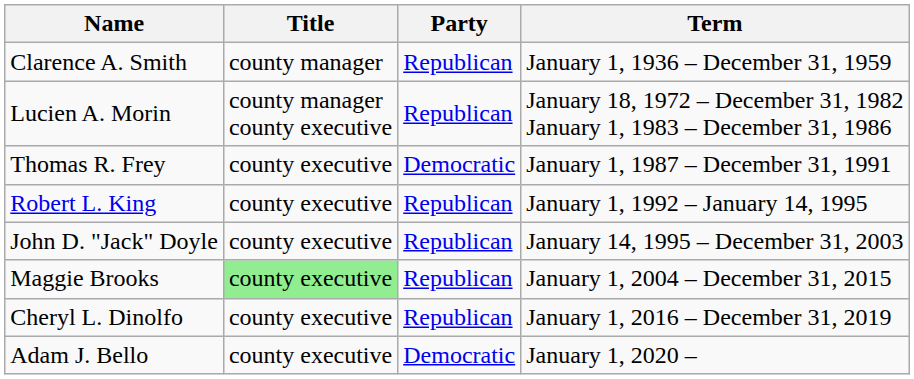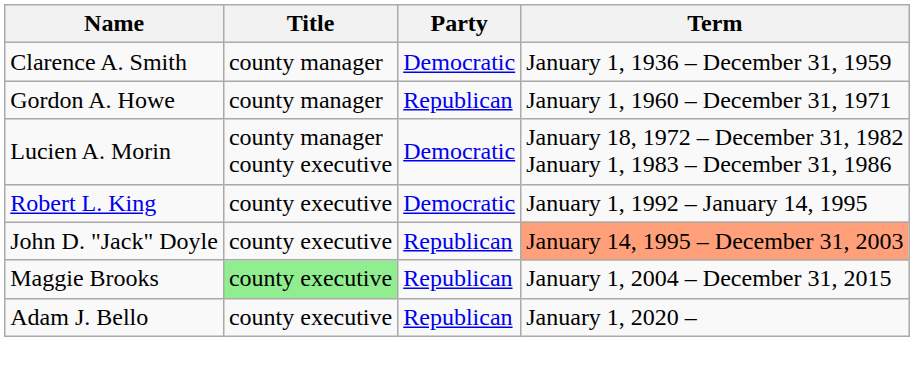(458, 61) Republican -> (459, 61) Democratic
+ row: (93, 99)
(458, 113) Republican -> (459, 151) Democratic
- row: (88, 164)
(458, 202) Republican -> (459, 202) Democratic
(715, 240) no background -> (715, 240) lightsalmon background
- row: (97, 316)
(459, 355) Democratic -> (458, 316) Republican
